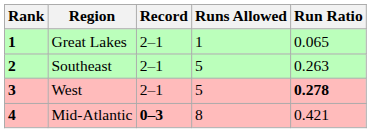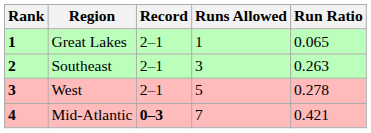(199, 66) 5 -> (199, 66) 3
(312, 90) bold -> (312, 90) normal
(199, 115) 8 -> (199, 115) 7
